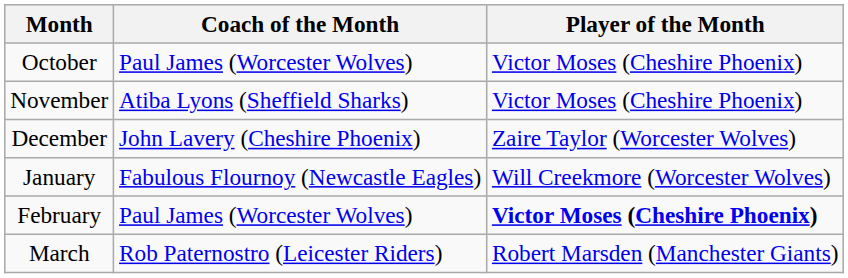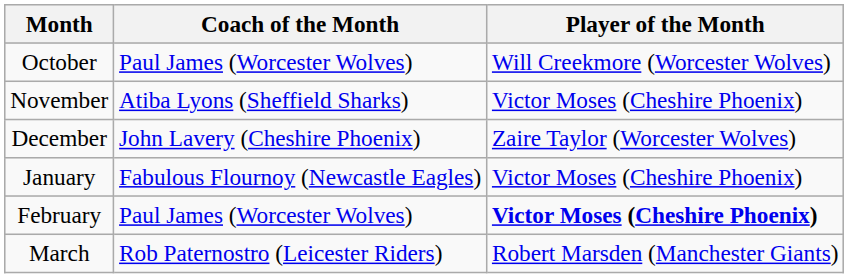(647, 62) Victor Moses (Cheshire Phoenix) -> (661, 62) Will Creekmore (Worcester Wolves)
(661, 177) Will Creekmore (Worcester Wolves) -> (647, 177) Victor Moses (Cheshire Phoenix)
